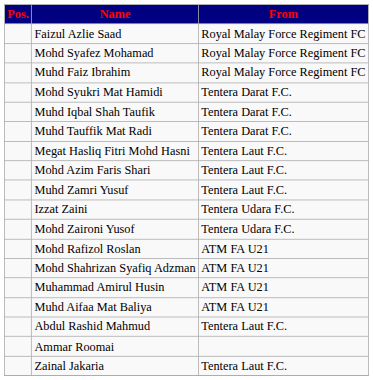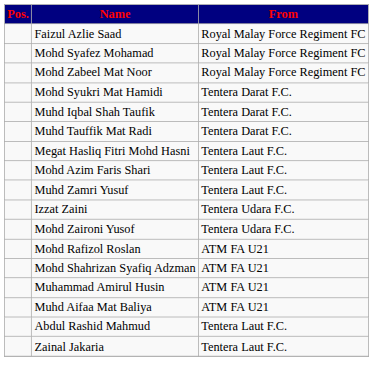+ row: (93, 72)
- row: (82, 72)
- row: (74, 346)
